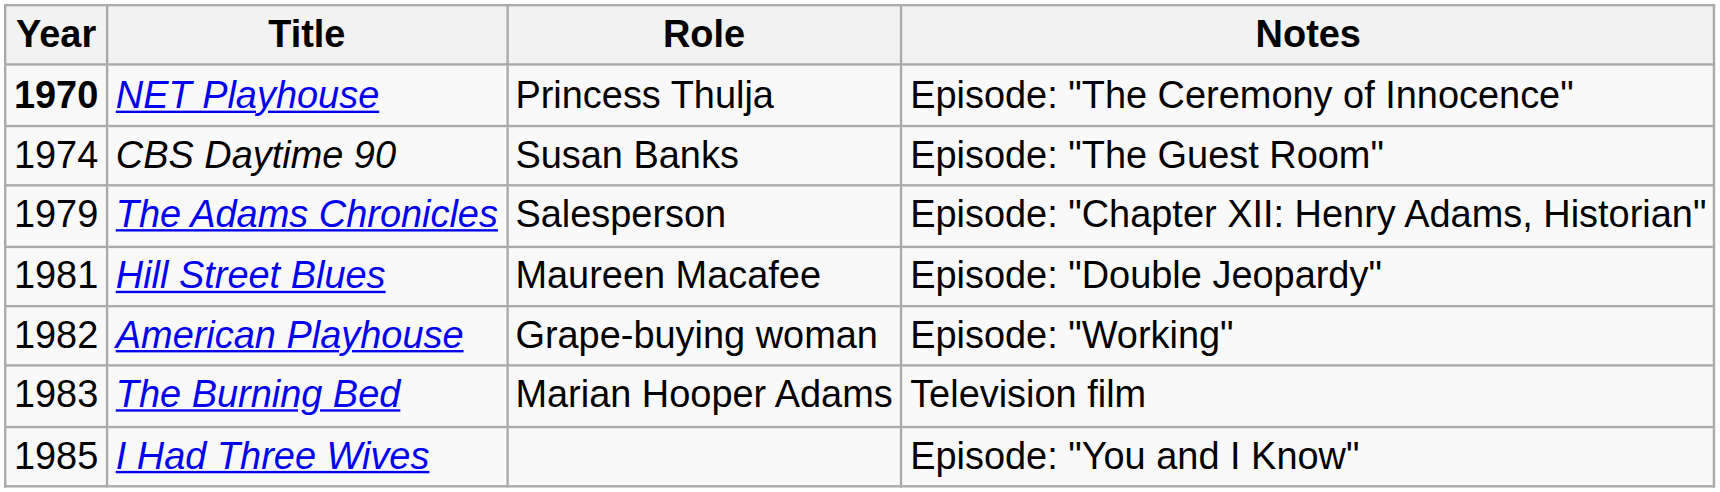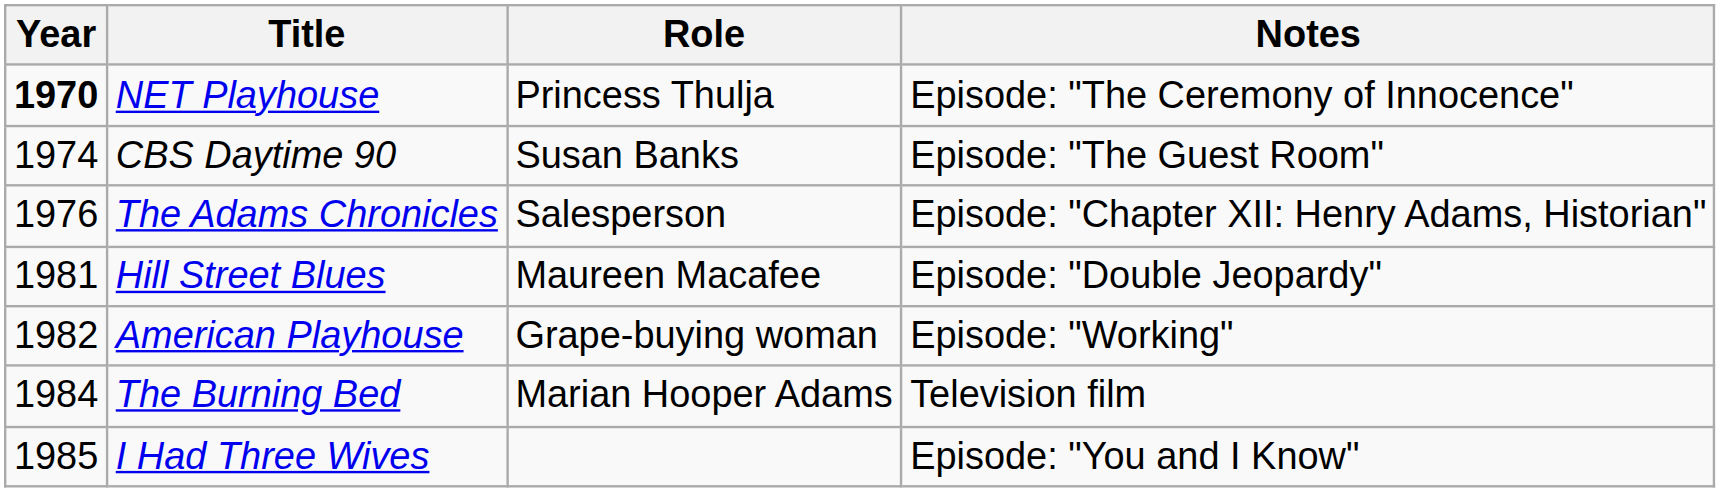(56, 214) 1979 -> (56, 214) 1976
(56, 395) 1983 -> (56, 395) 1984
